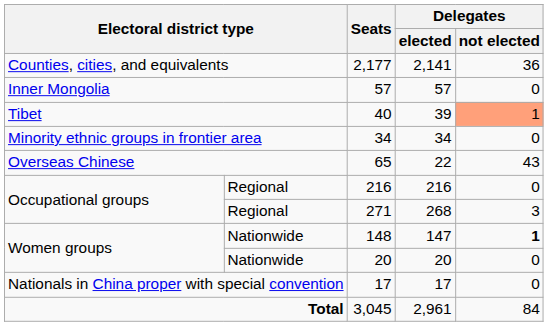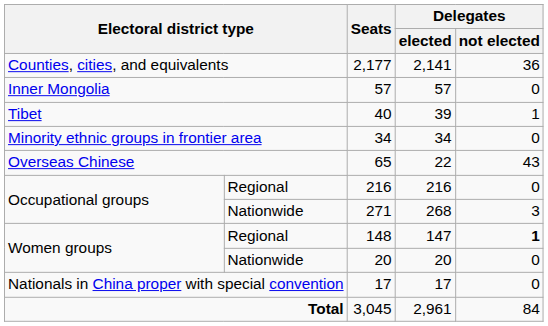(536, 114) lightsalmon background -> (536, 114) no background
(258, 211) Regional -> (265, 211) Nationwide
(265, 235) Nationwide -> (258, 235) Regional
